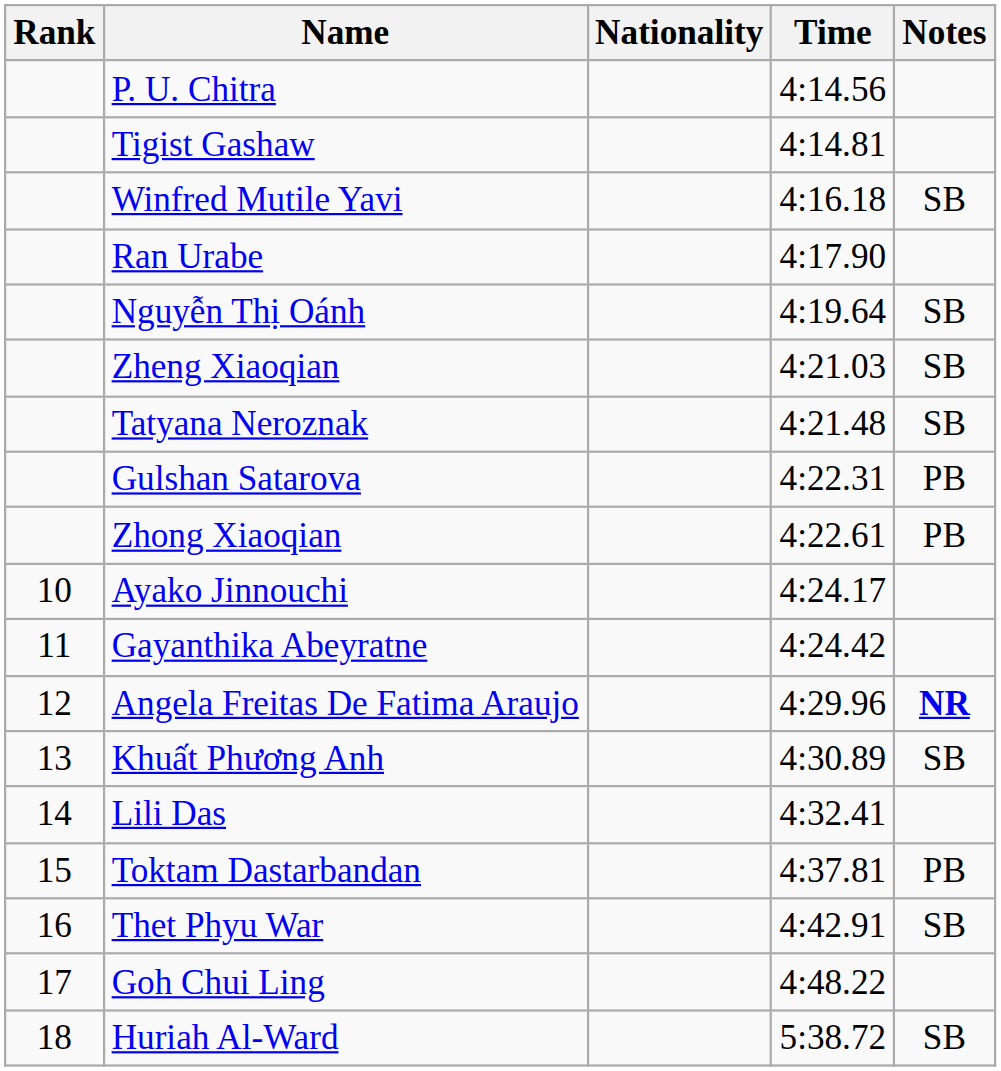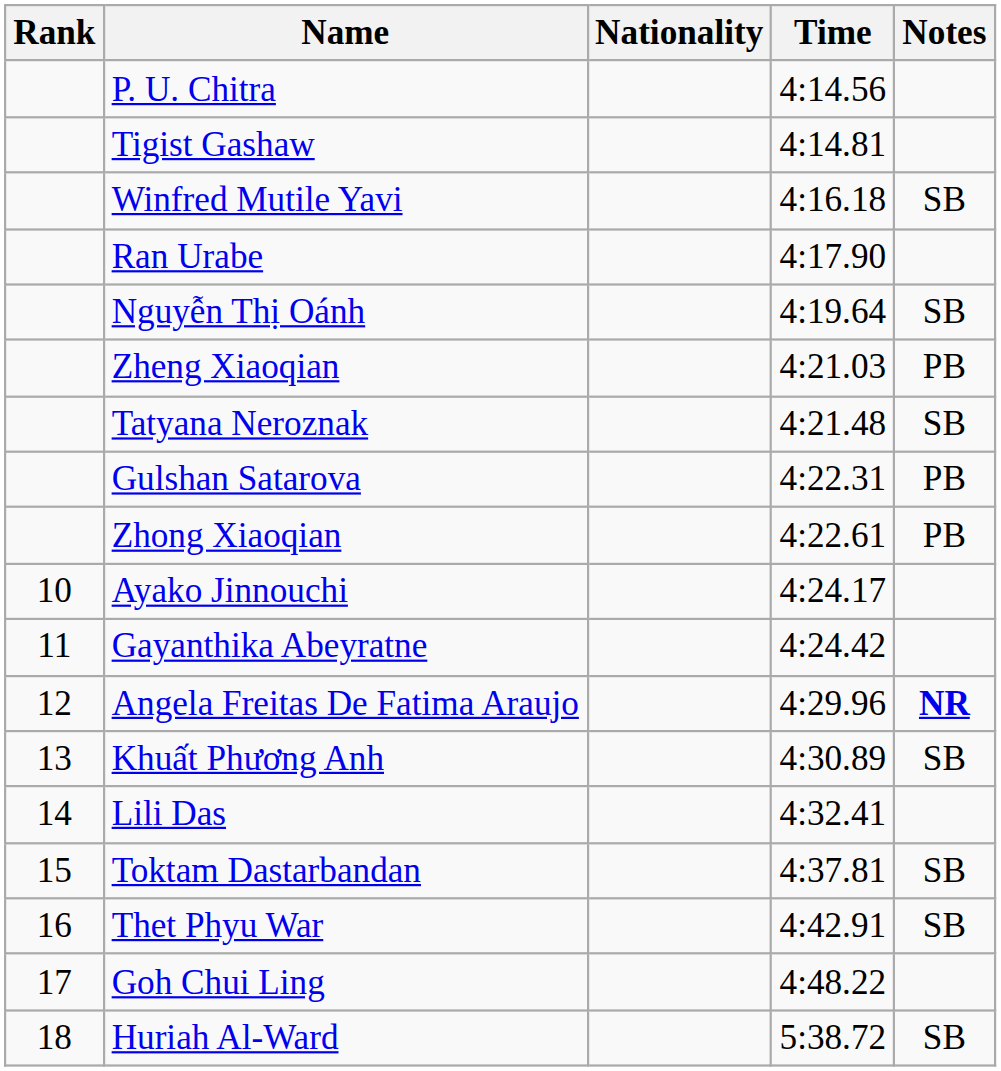(944, 367) SB -> (944, 367) PB
(944, 869) PB -> (944, 869) SB
